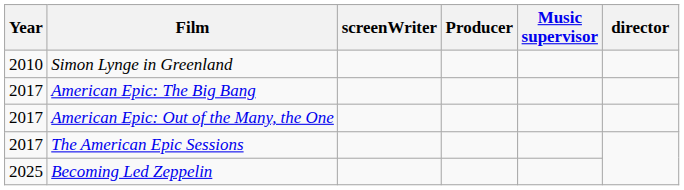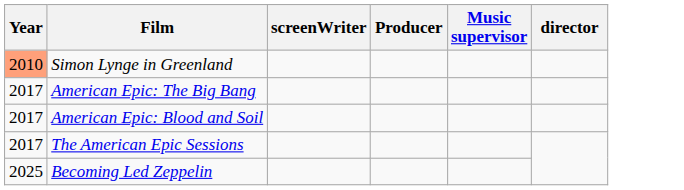(26, 63) no background -> (26, 63) lightsalmon background
+ row: (157, 117)
- row: (193, 117)
